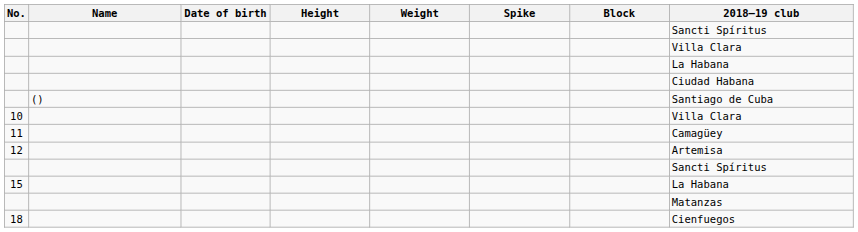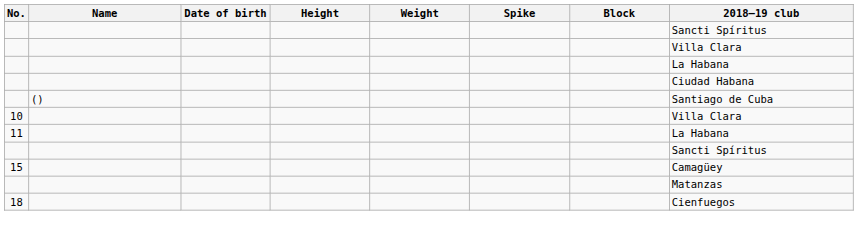(697, 133) Camagüey -> (700, 133) La Habana
- row: (16, 150)
(700, 185) La Habana -> (697, 167) Camagüey
